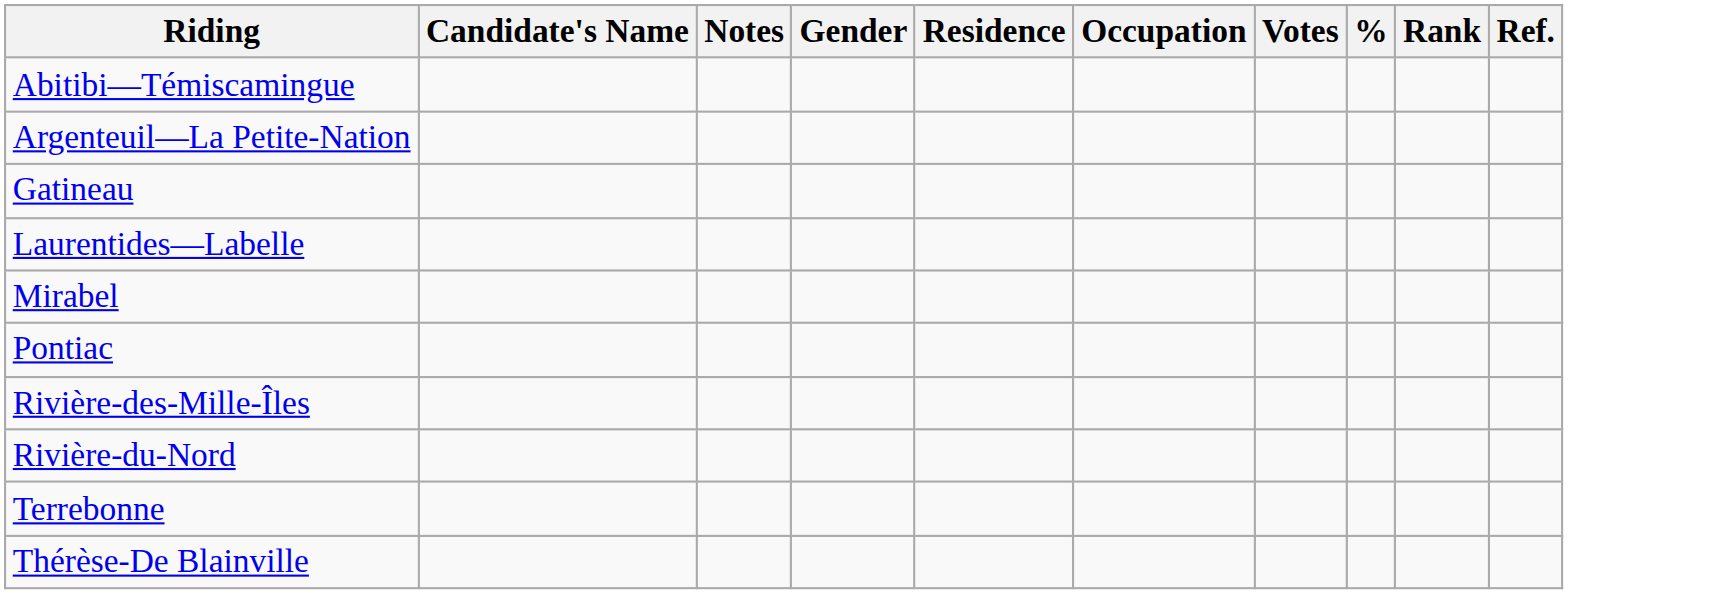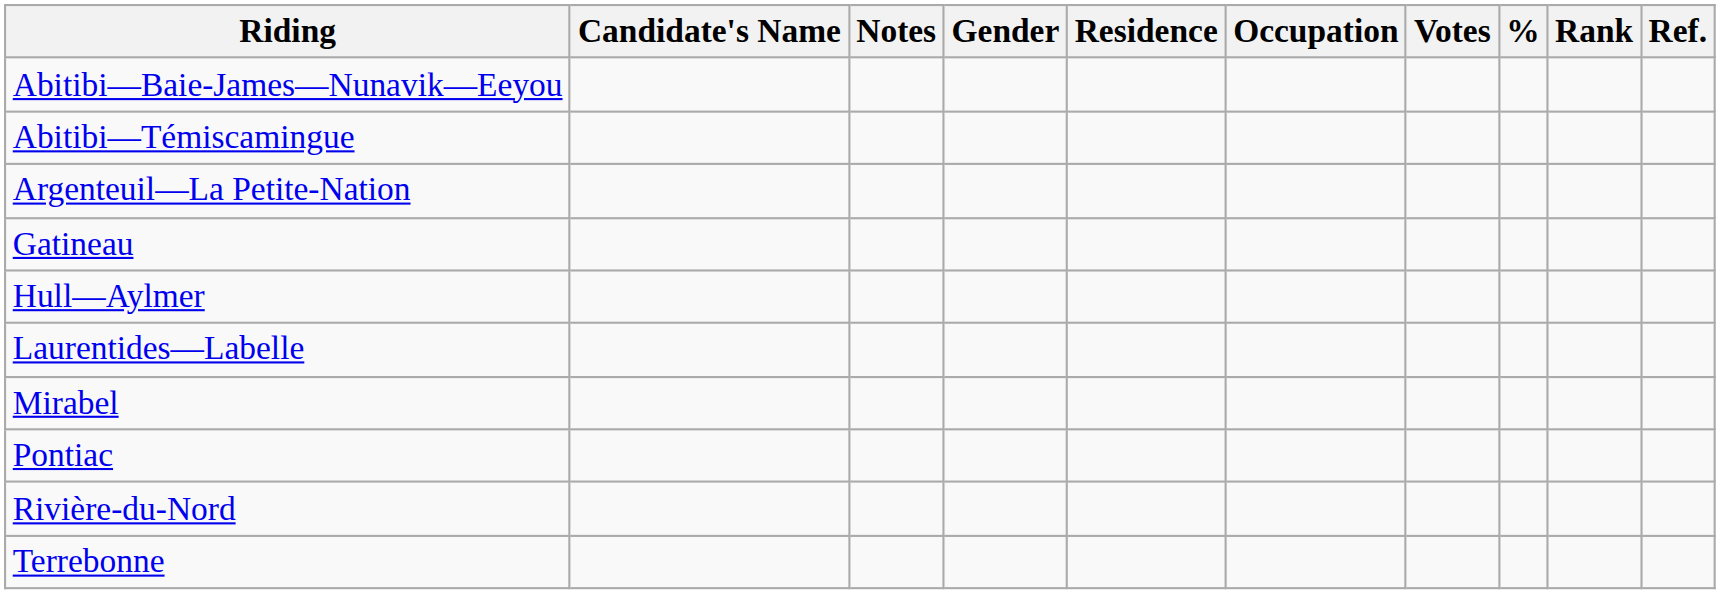+ row: (288, 84)
+ row: (109, 296)
- row: (161, 402)
- row: (161, 561)
